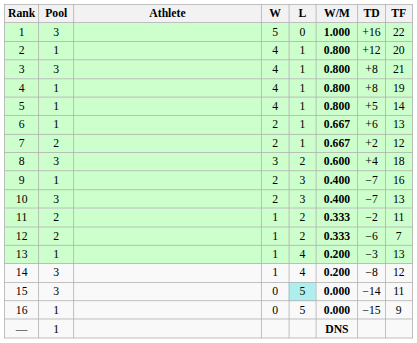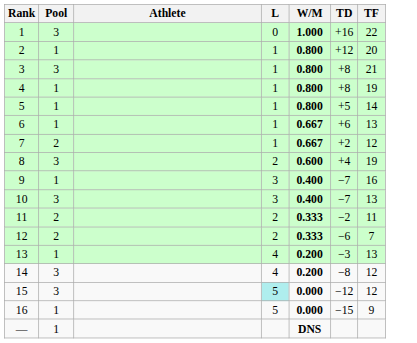- column: (275, 13)
(399, 161) 18 -> (372, 161) 19
(372, 291) −14 -> (344, 291) −12
(399, 291) 11 -> (372, 291) 12
